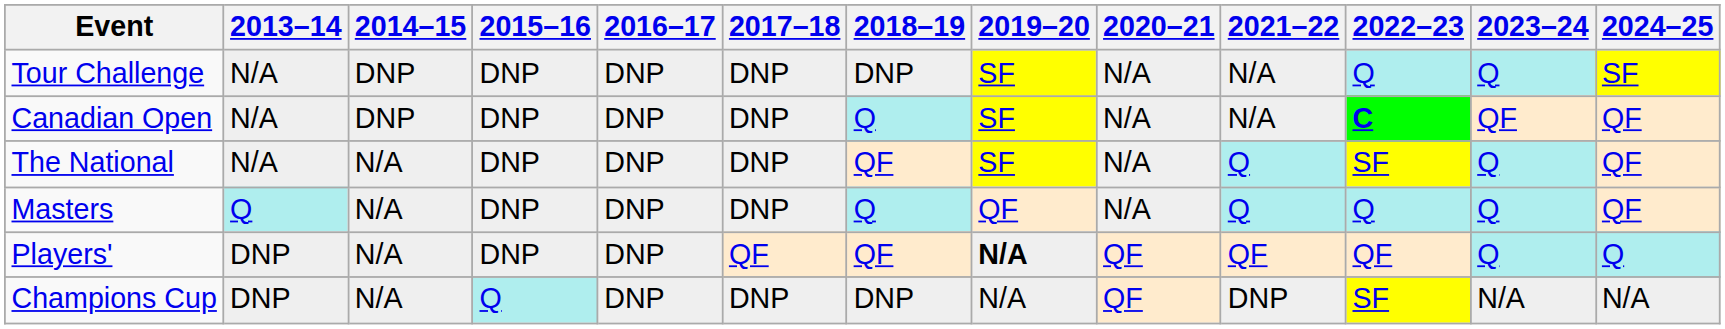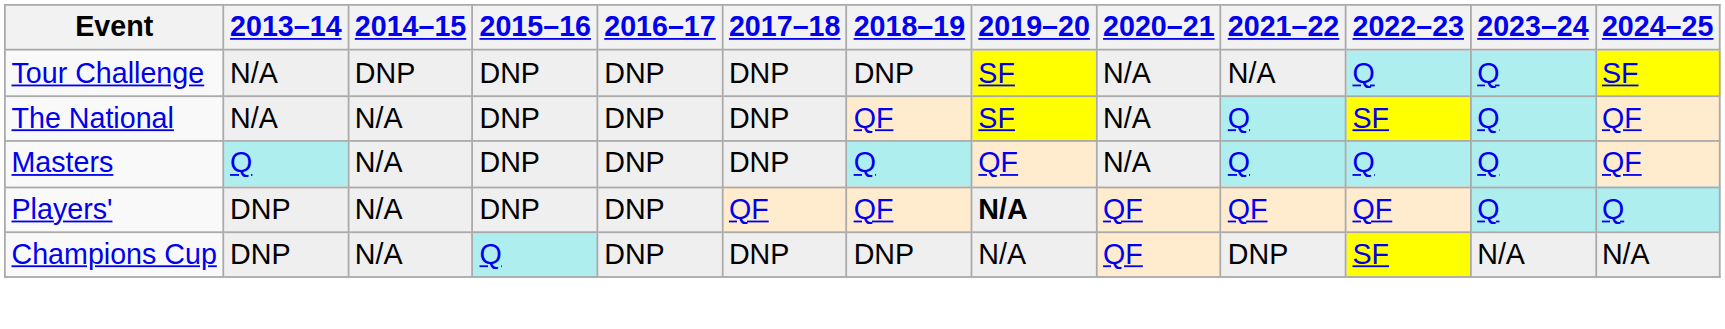- row: (112, 118)
